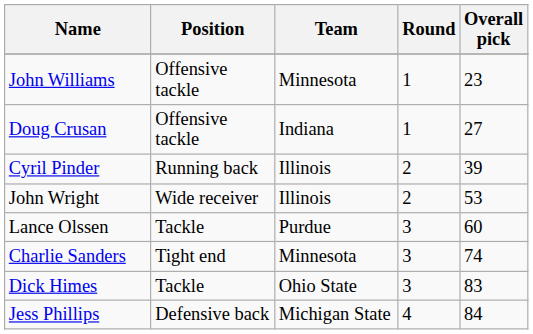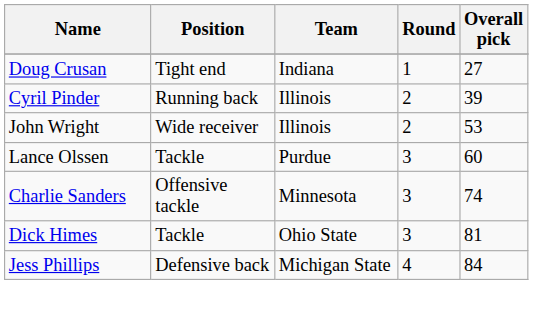- row: (62, 79)
(191, 129) Offensive tackle -> (190, 68) Tight end
(190, 256) Tight end -> (191, 196) Offensive tackle
(473, 285) 83 -> (473, 235) 81
